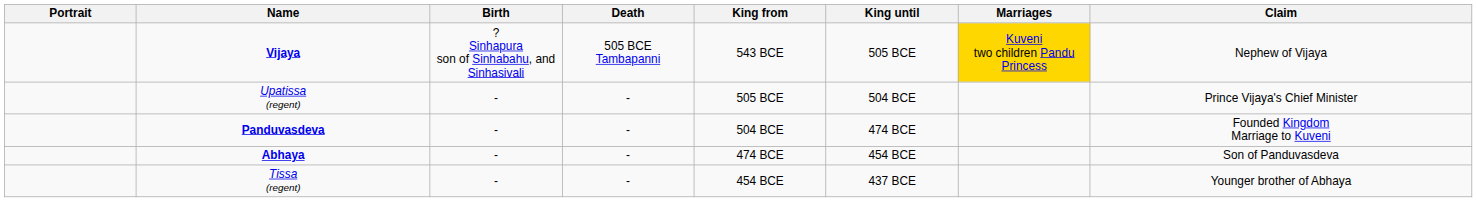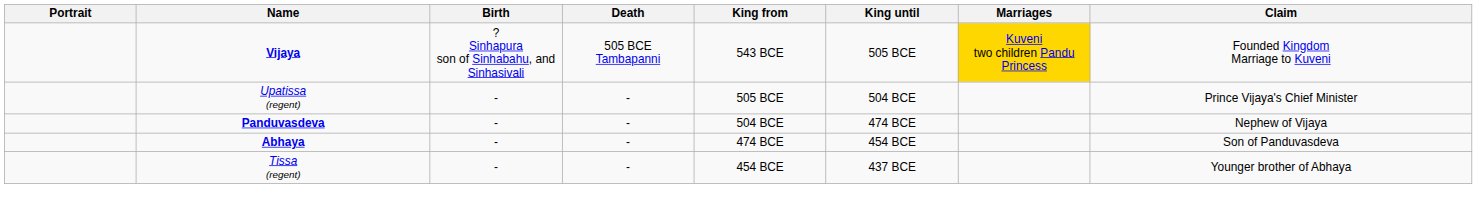(1281, 52) Nephew of Vijaya -> (1281, 52) Founded Kingdom Marriage to Kuveni
(1281, 130) Founded Kingdom Marriage to Kuveni -> (1281, 123) Nephew of Vijaya
